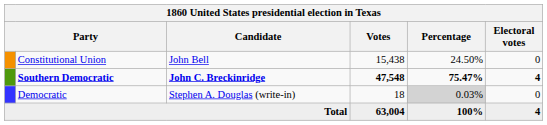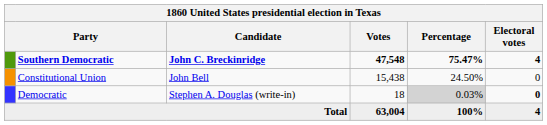rows swapped: (66, 77) <-> (62, 60)
(538, 94) normal -> (538, 94) bold
